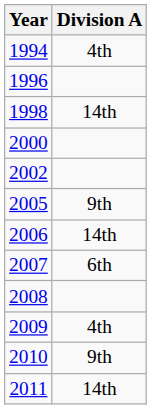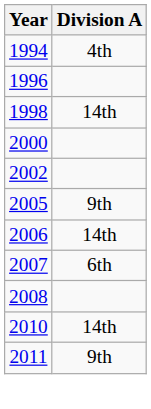- row: (28, 326)
(99, 357) 9th -> (99, 326) 14th
(99, 388) 14th -> (99, 357) 9th
